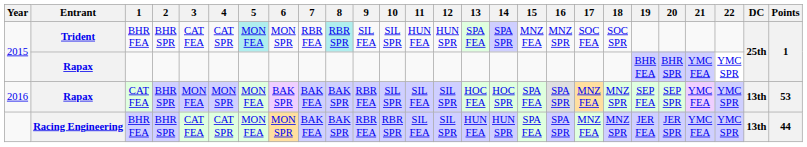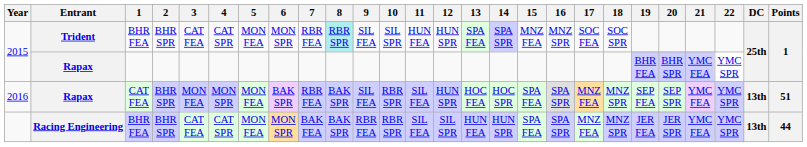(254, 36) paleturquoise background -> (254, 36) no background
(312, 96) BAK FEA -> (312, 96) RBR FEA
(366, 96) RBR FEA -> (366, 96) SIL FEA
(392, 96) SIL SPR -> (392, 96) RBR SPR
(448, 96) SIL SPR -> (448, 96) HUN SPR
(786, 96) 53 -> (786, 96) 51
